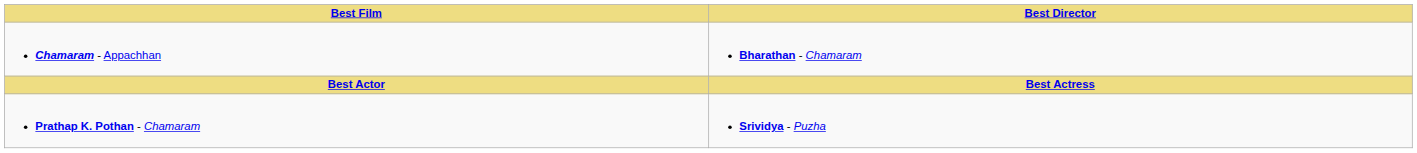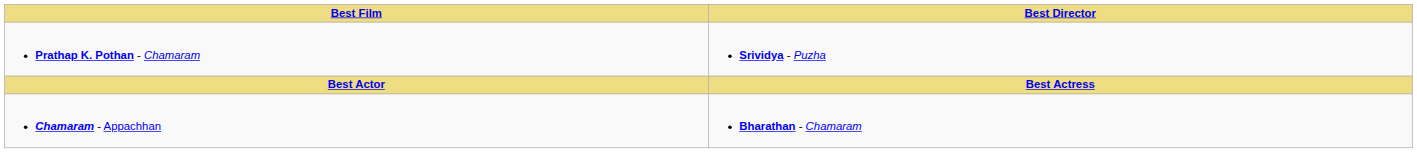rows swapped: (356, 56) <-> (356, 127)
